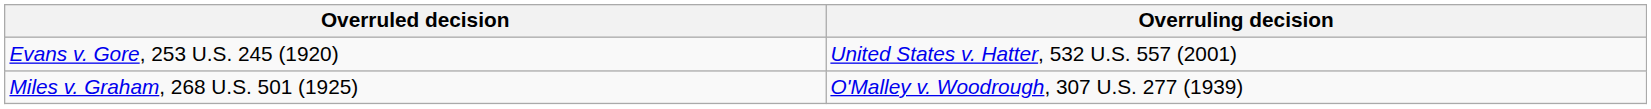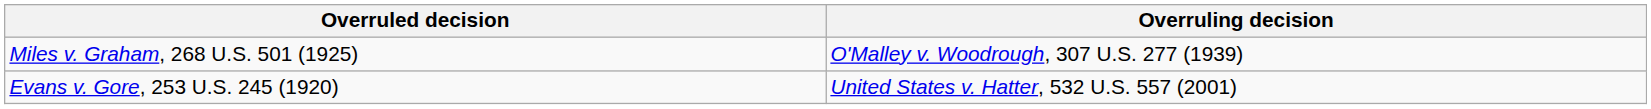rows swapped: (174, 53) <-> (184, 86)
